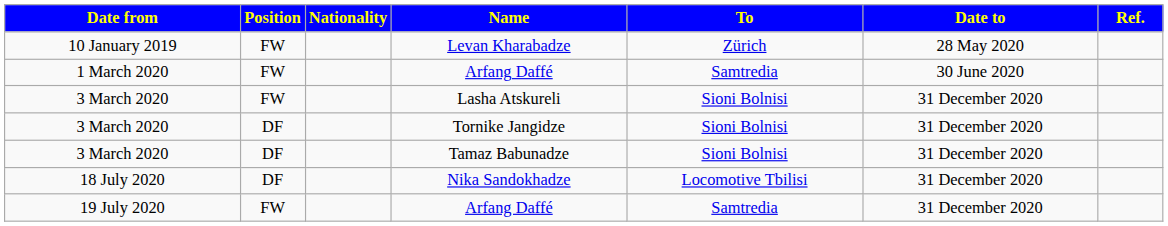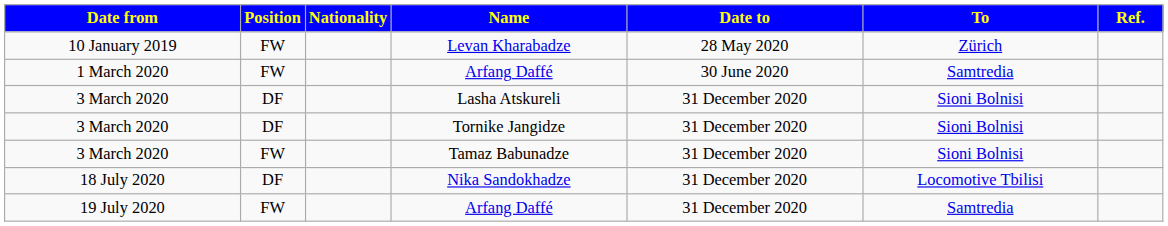columns swapped: (745, 18) <-> (980, 18)
(273, 99) FW -> (273, 99) DF
(273, 153) DF -> (273, 153) FW
